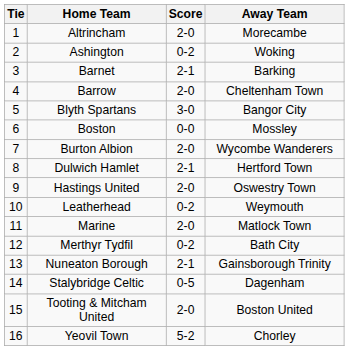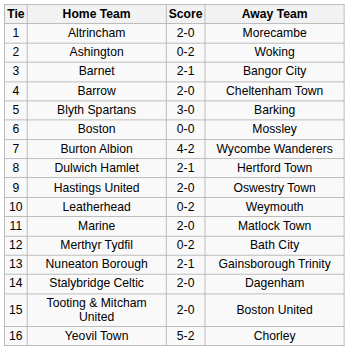(275, 71) Barking -> (275, 71) Bangor City
(275, 110) Bangor City -> (275, 110) Barking
(186, 149) 2-0 -> (186, 149) 4-2
(186, 284) 0-5 -> (186, 284) 2-0
